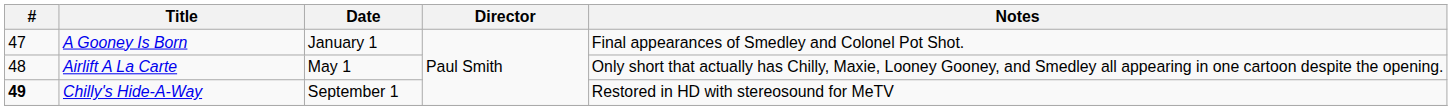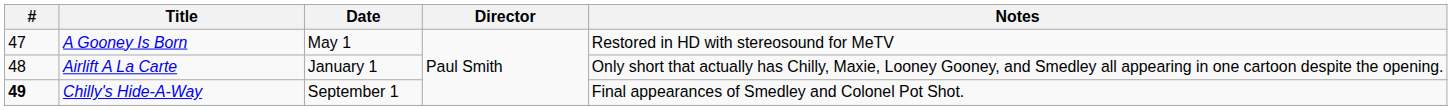(343, 42) January 1 -> (329, 42) May 1
(778, 42) Final appearances of Smedley and Colonel Pot Shot. -> (743, 42) Restored in HD with stereosound for MeTV
(329, 67) May 1 -> (343, 67) January 1
(743, 92) Restored in HD with stereosound for MeTV -> (778, 92) Final appearances of Smedley and Colonel Pot Shot.
